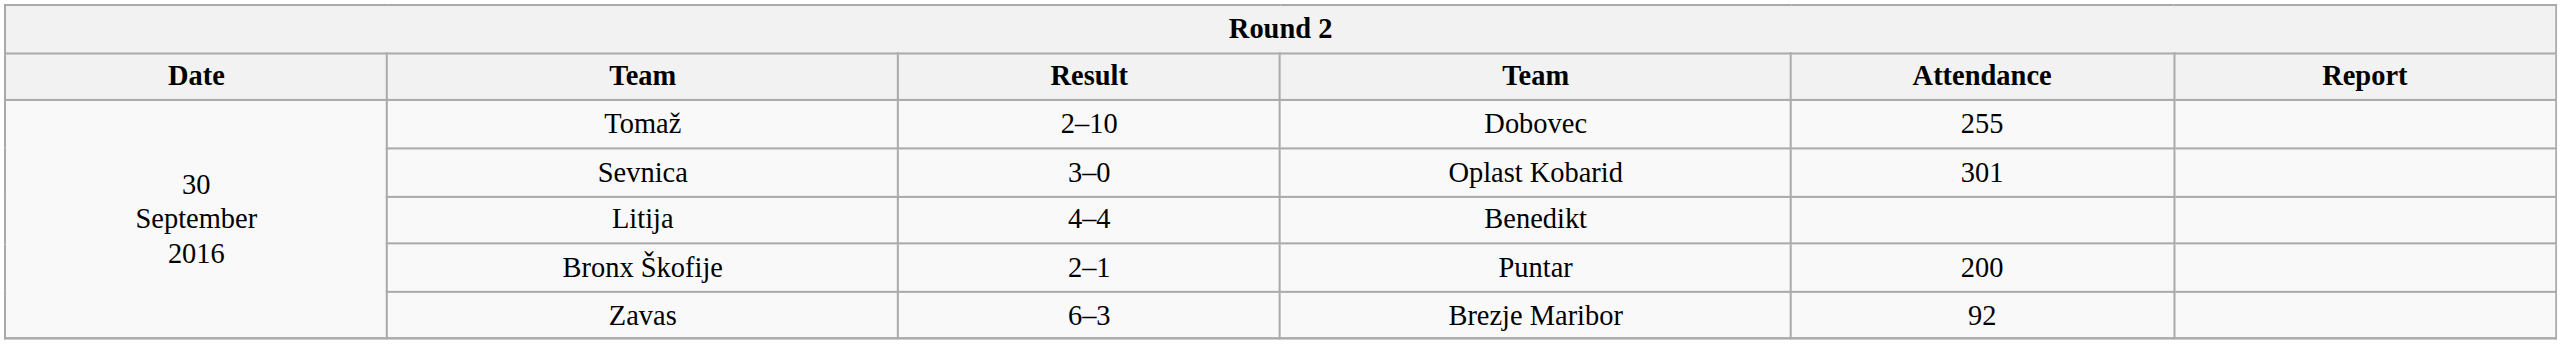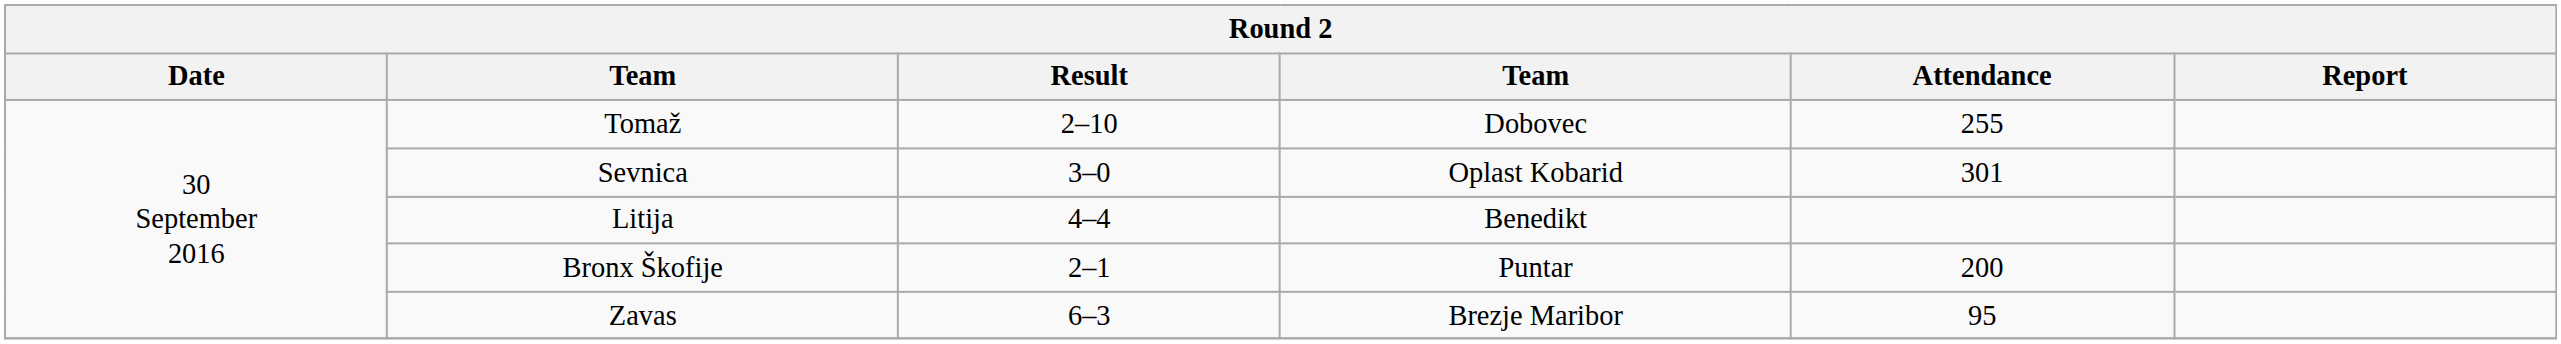(1982, 314) 92 -> (1982, 314) 95
